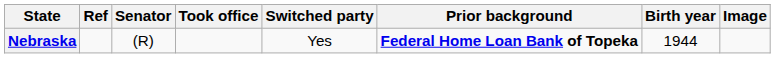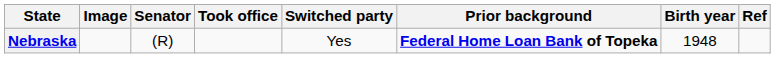columns swapped: (745, 16) <-> (96, 16)
(680, 40) 1944 -> (700, 40) 1948
